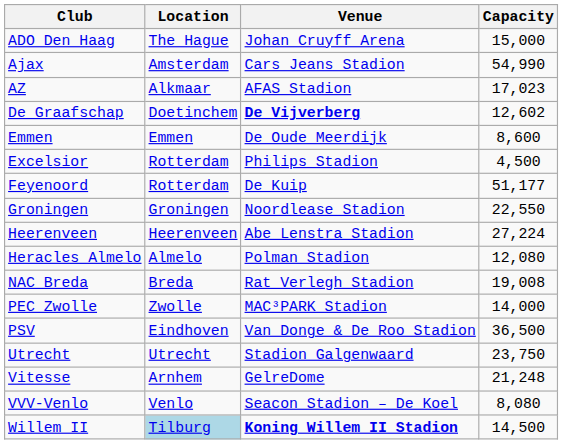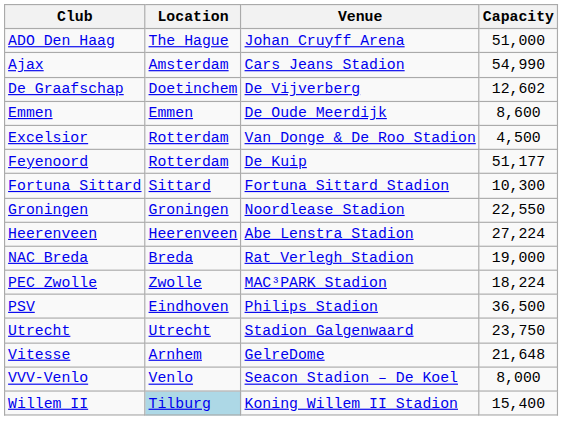(518, 41) 15,000 -> (518, 41) 51,000
- row: (17, 89)
(302, 113) bold -> (302, 89) normal
(311, 162) Philips Stadion -> (360, 137) Van Donge & De Roo Stadion
+ row: (75, 186)
- row: (75, 258)
(518, 282) 19,008 -> (518, 258) 19,000
(518, 306) 14,000 -> (518, 282) 18,224
(360, 331) Van Donge & De Roo Stadion -> (311, 306) Philips Stadion
(518, 379) 21,248 -> (518, 355) 21,648
(518, 403) 8,080 -> (518, 379) 8,000
(351, 427) bold -> (351, 403) normal
(518, 427) 14,500 -> (518, 403) 15,400
